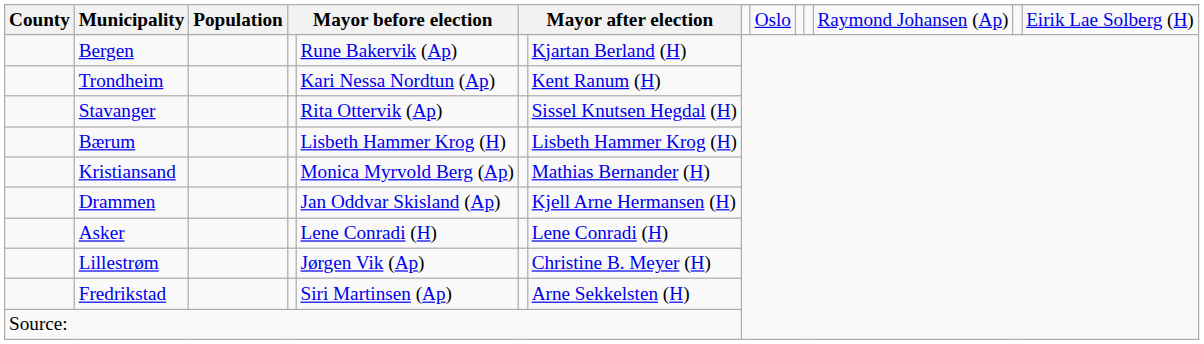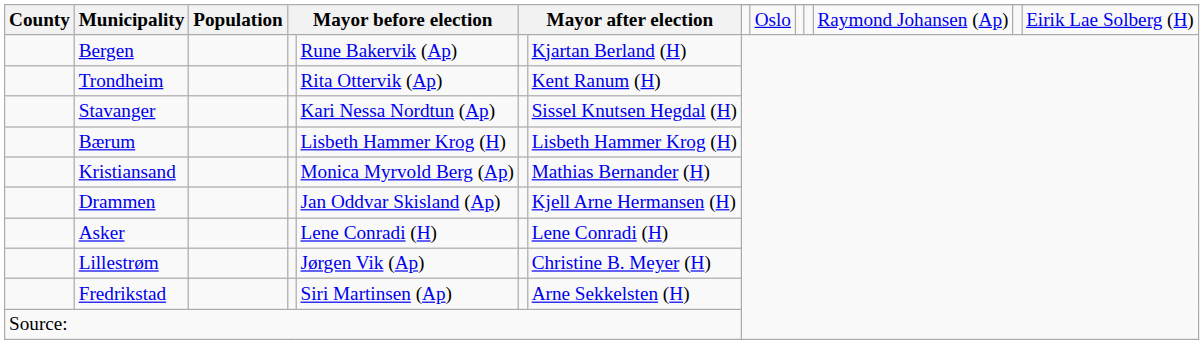(398, 80) Kari Nessa Nordtun (Ap) -> (371, 80) Rita Ottervik (Ap)
(371, 111) Rita Ottervik (Ap) -> (398, 111) Kari Nessa Nordtun (Ap)
